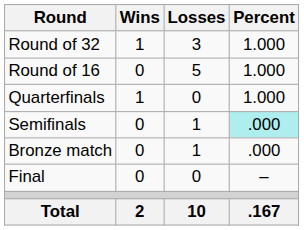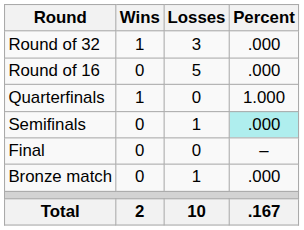(264, 44) 1.000 -> (264, 44) .000
(264, 71) 1.000 -> (264, 71) .000
rows swapped: (27, 177) <-> (60, 151)
